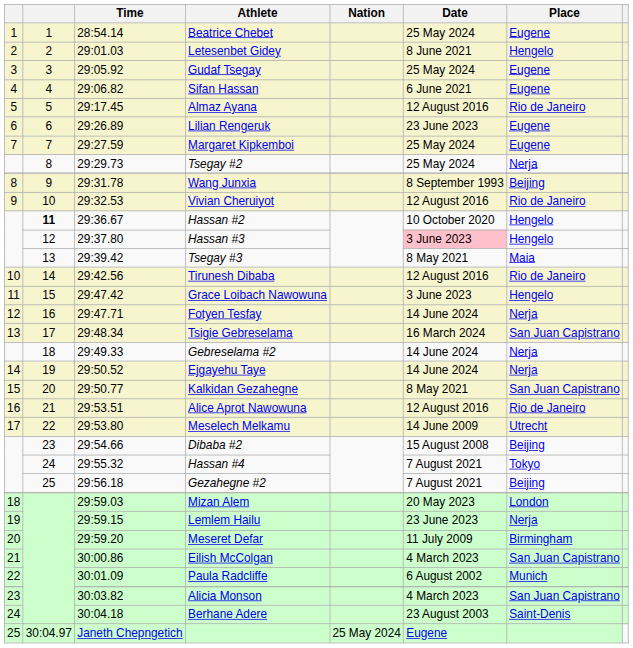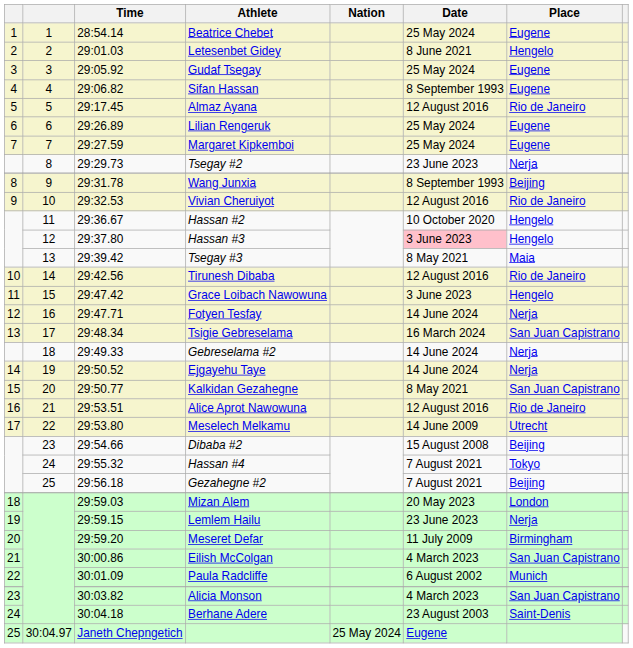(439, 88) 6 June 2021 -> (455, 88) 8 September 1993
(442, 126) 23 June 2023 -> (441, 126) 25 May 2024
(441, 164) 25 May 2024 -> (442, 164) 23 June 2023
(49, 220) bold -> (49, 220) normal
